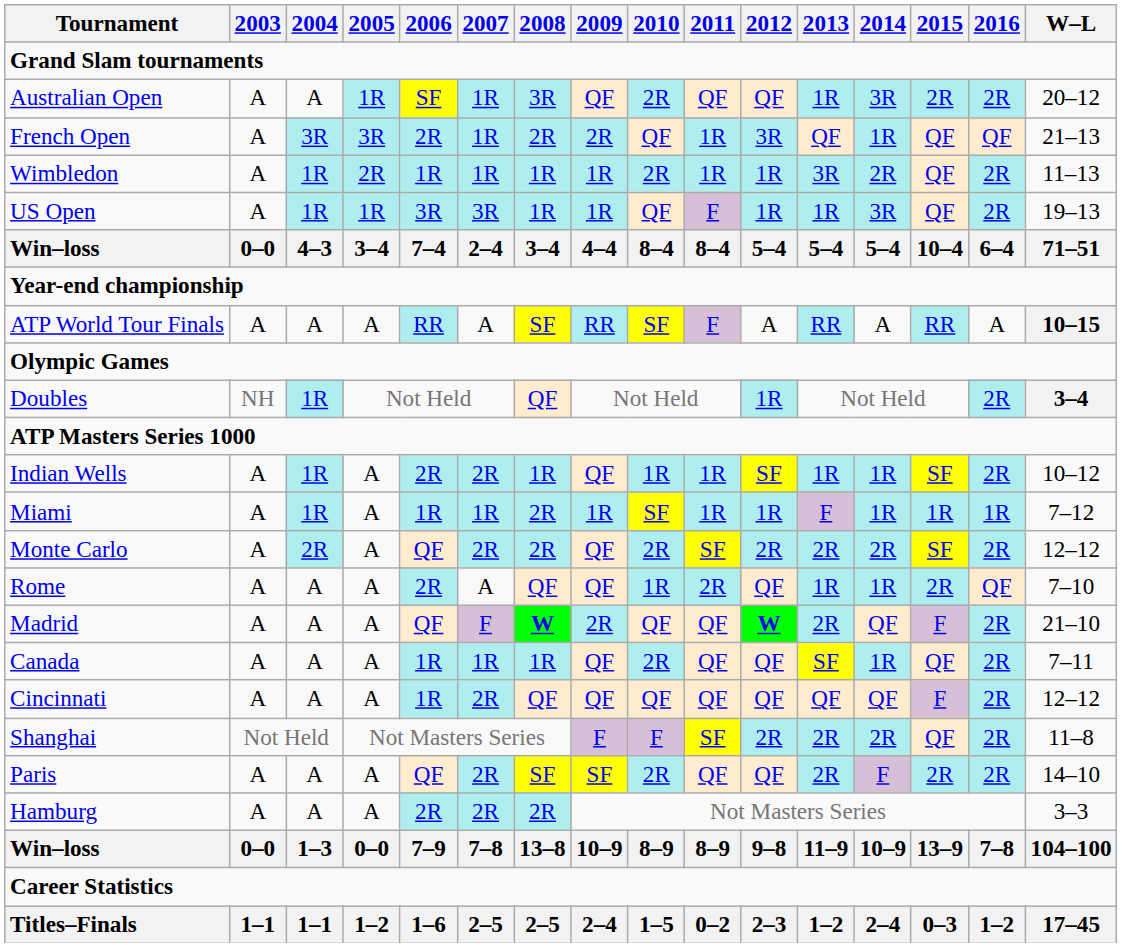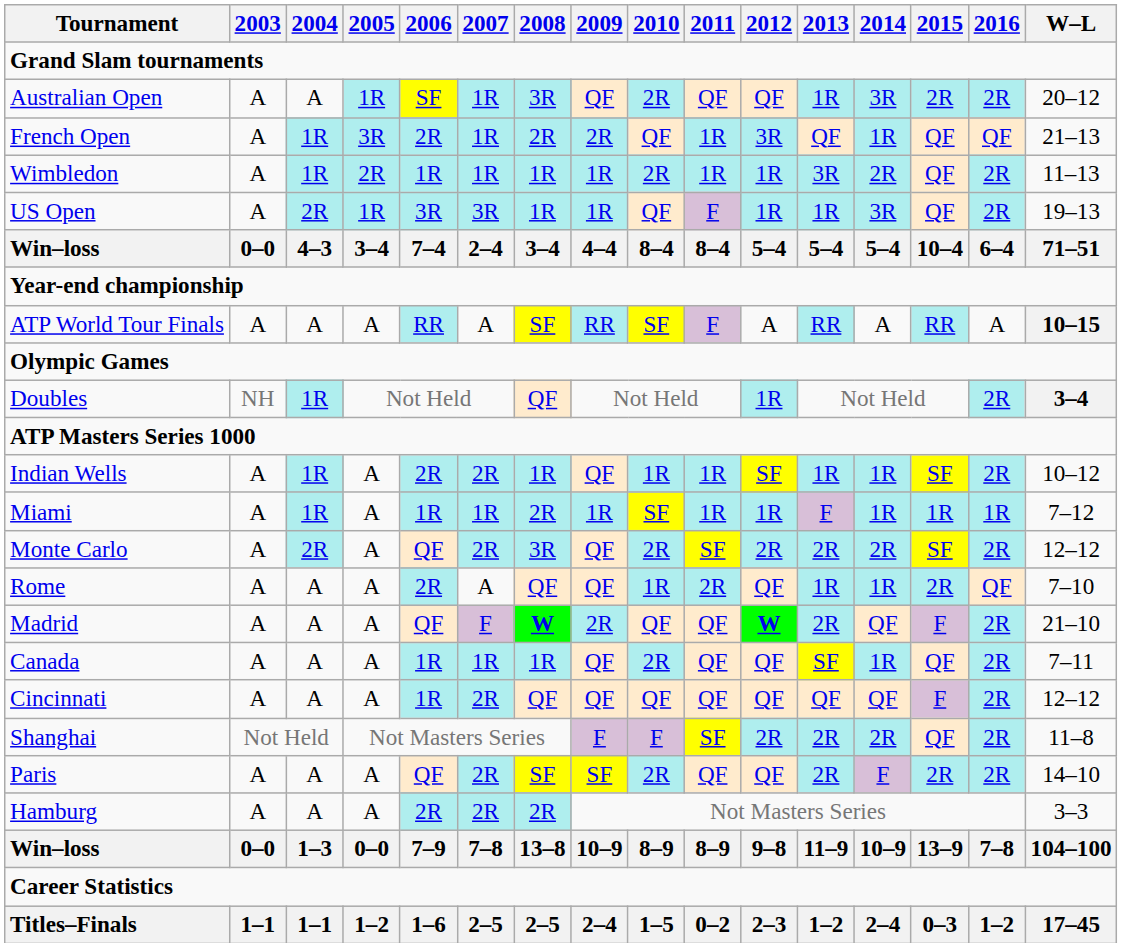(315, 135) 3R -> (315, 135) 1R
(315, 210) 1R -> (315, 210) 2R
(542, 548) 2R -> (542, 548) 3R
